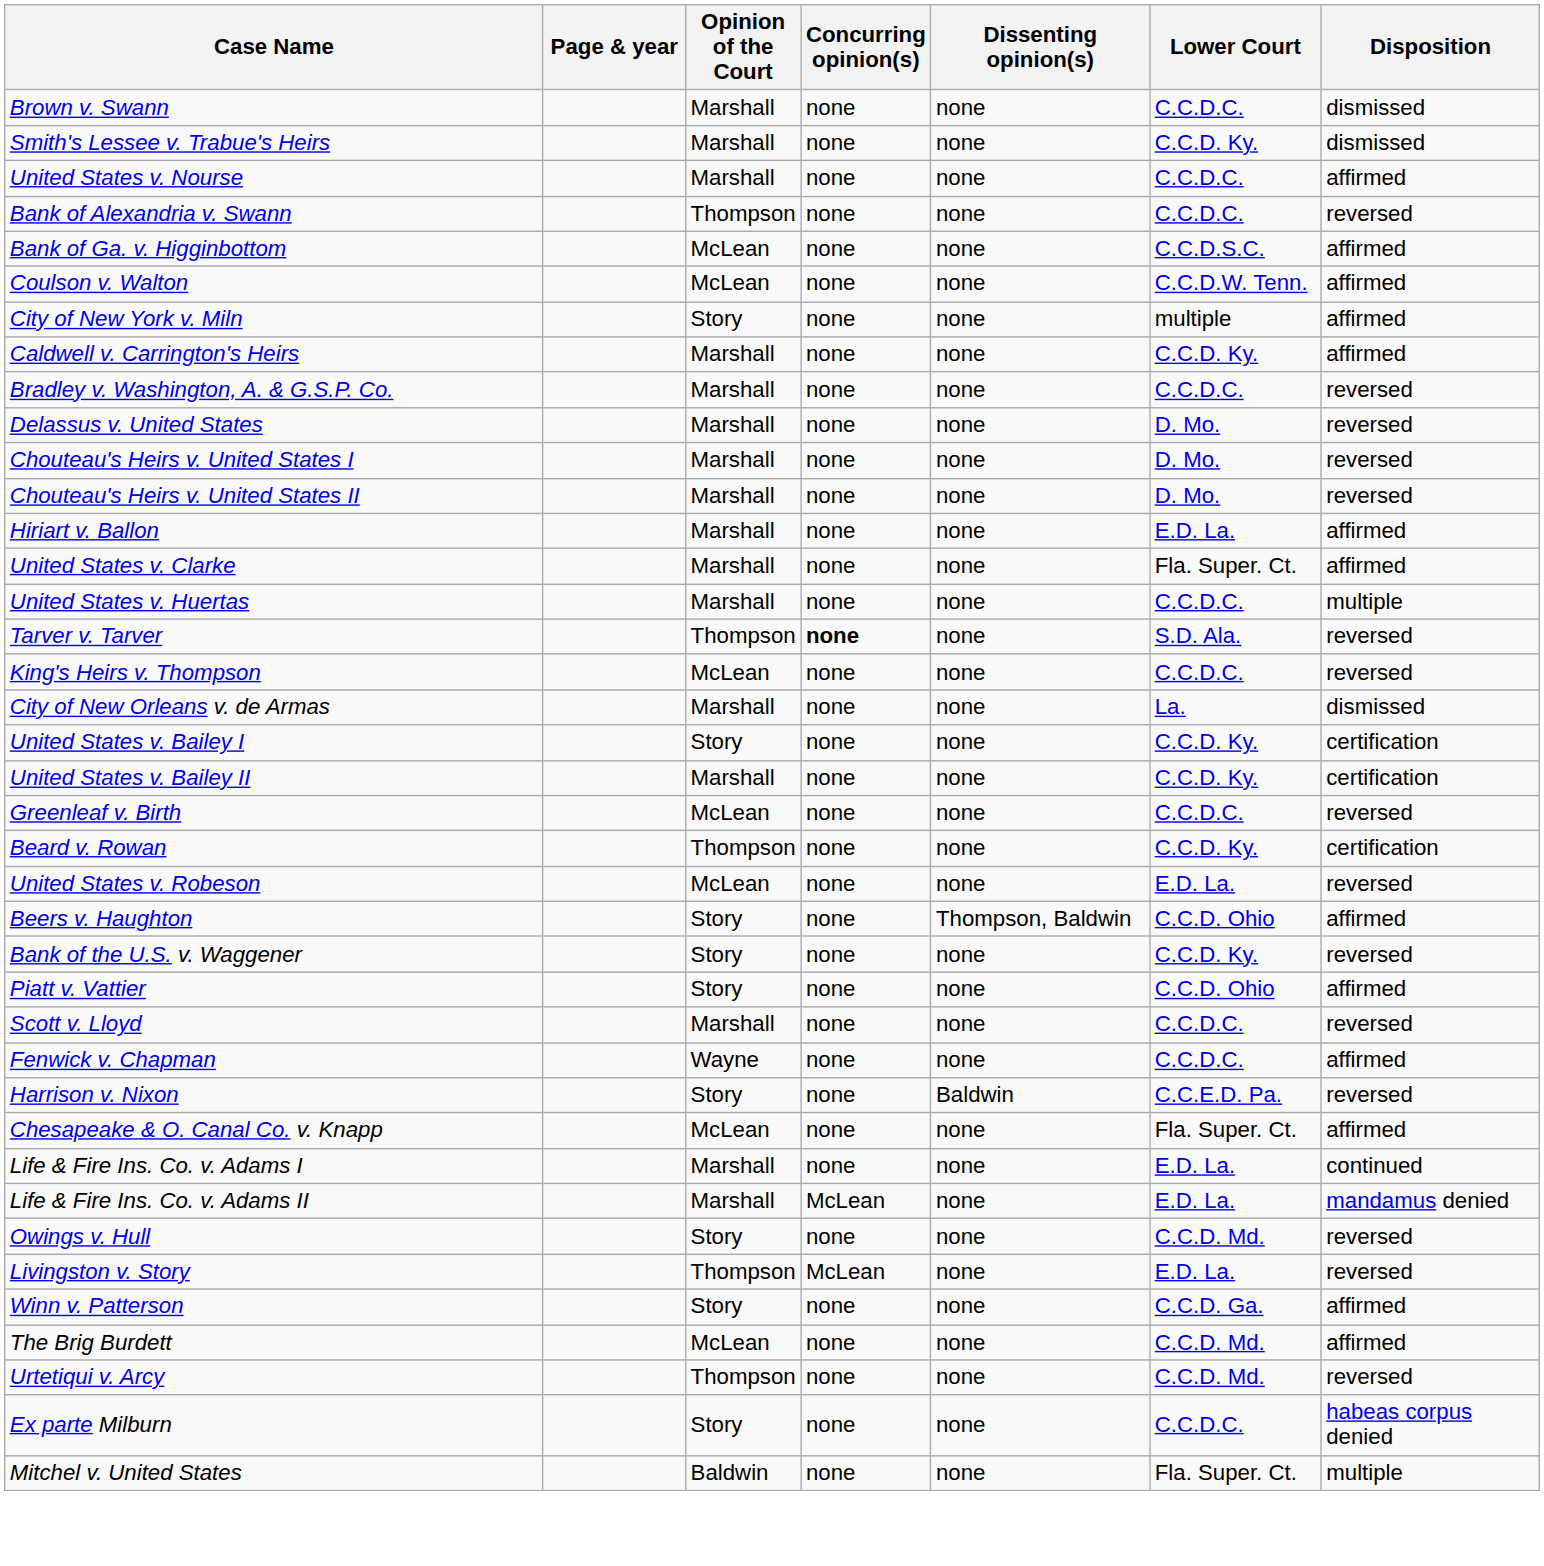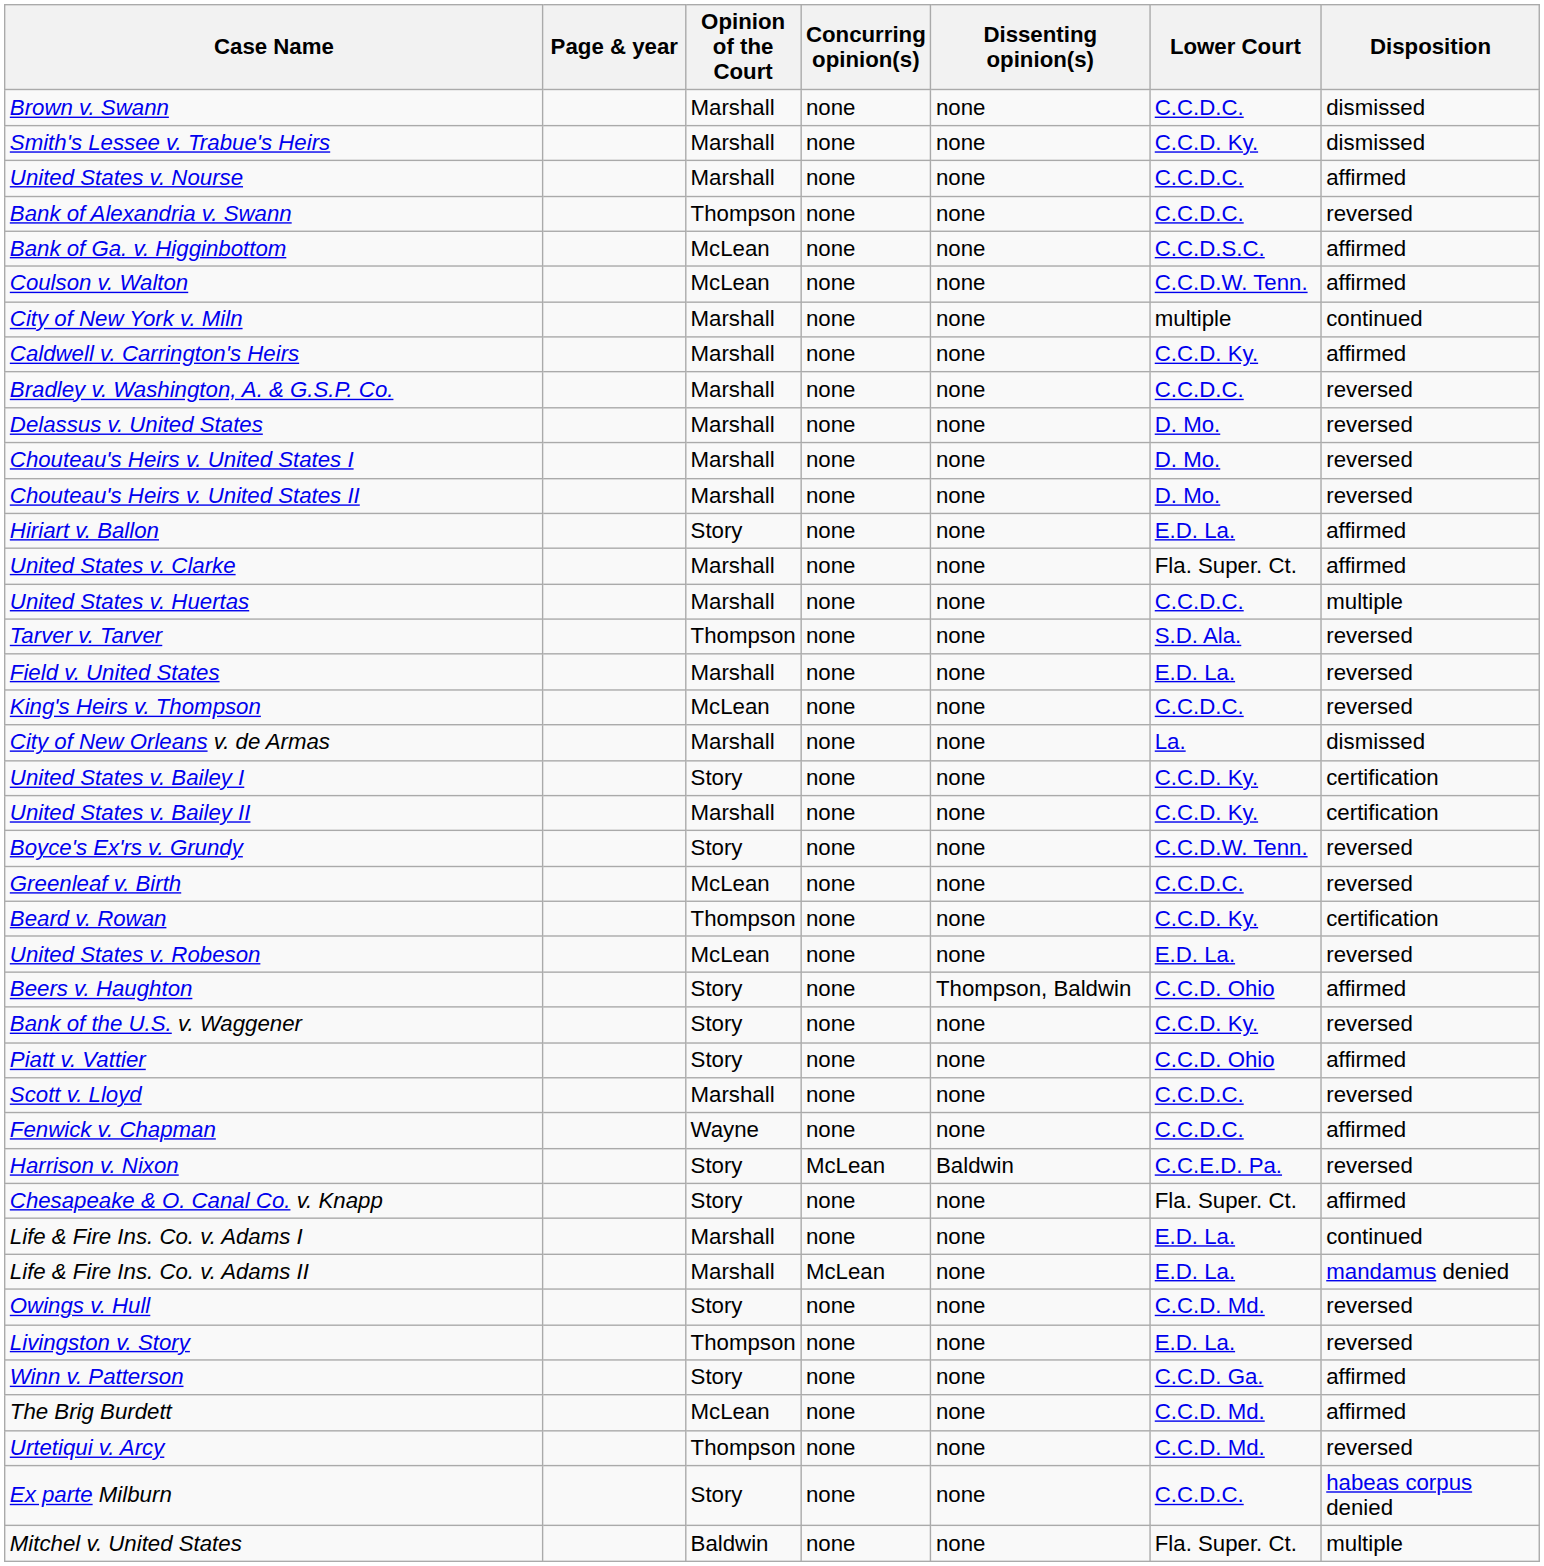(717, 319) Story -> (733, 319) Marshall
(1366, 319) affirmed -> (1374, 319) continued
(733, 530) Marshall -> (717, 530) Story
(832, 636) bold -> (831, 636) normal
+ row: (115, 671)
+ row: (126, 848)
(831, 1095) none -> (845, 1165) McLean
(730, 1130) McLean -> (717, 1200) Story
(845, 1271) McLean -> (831, 1341) none
